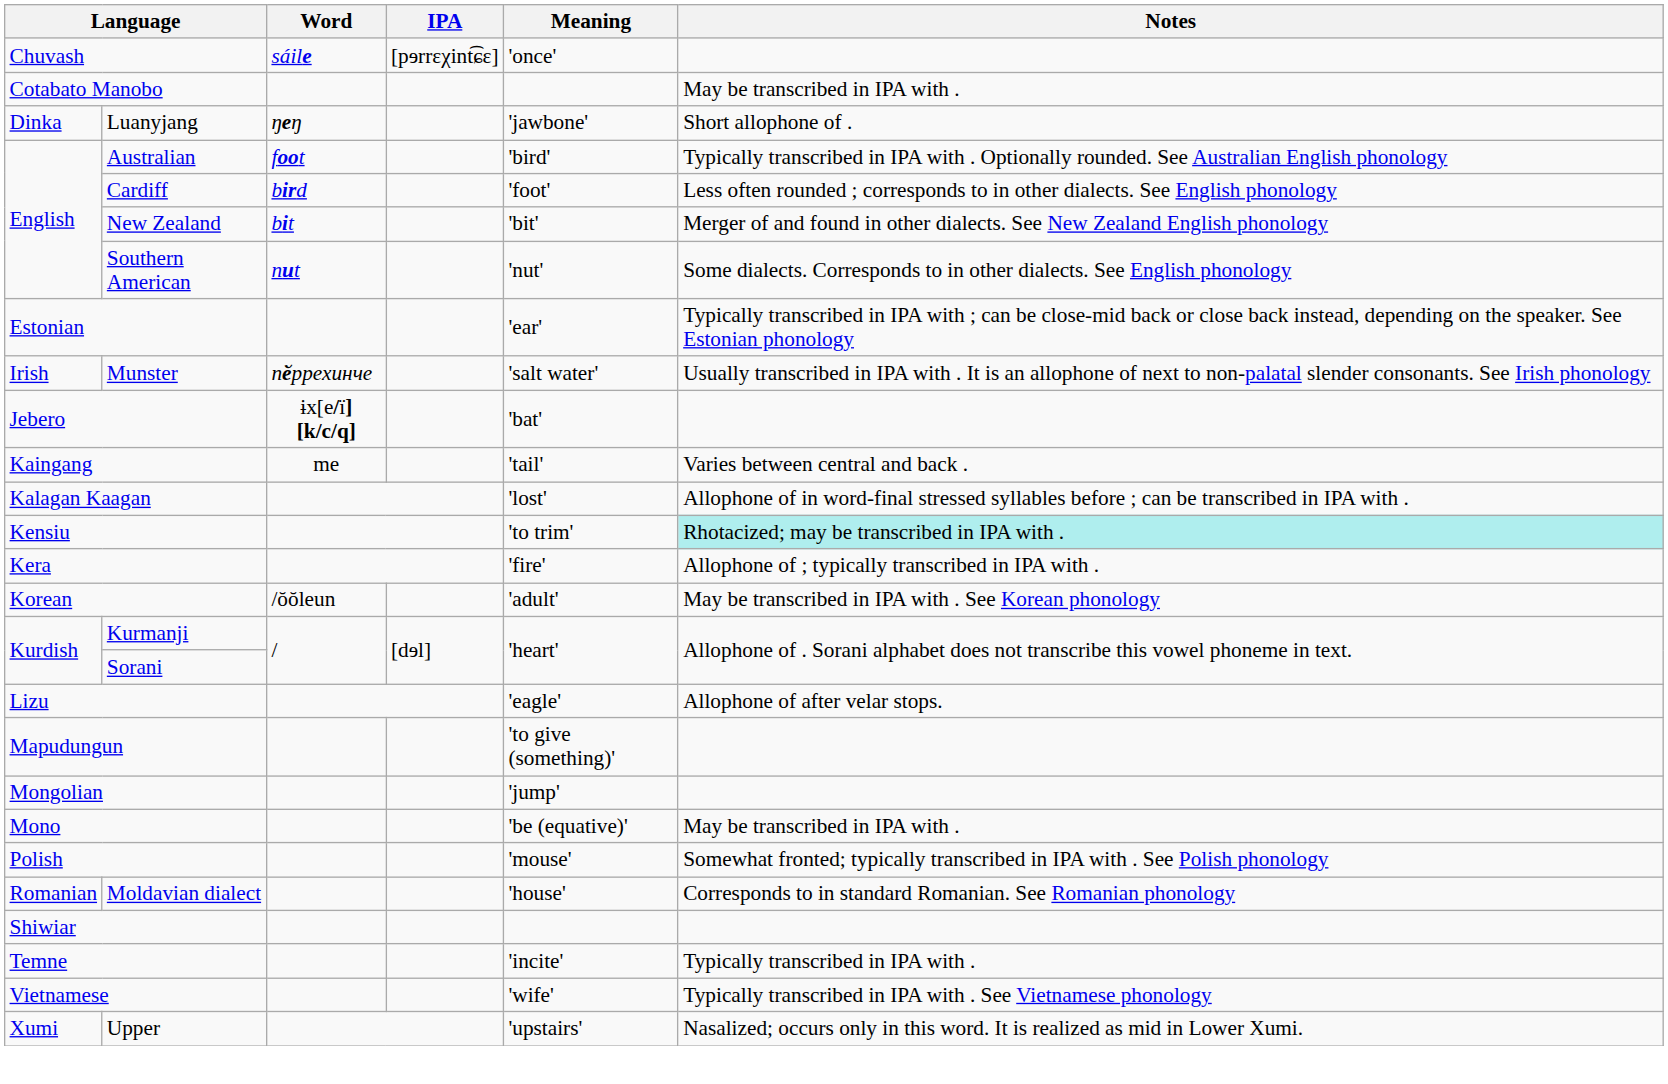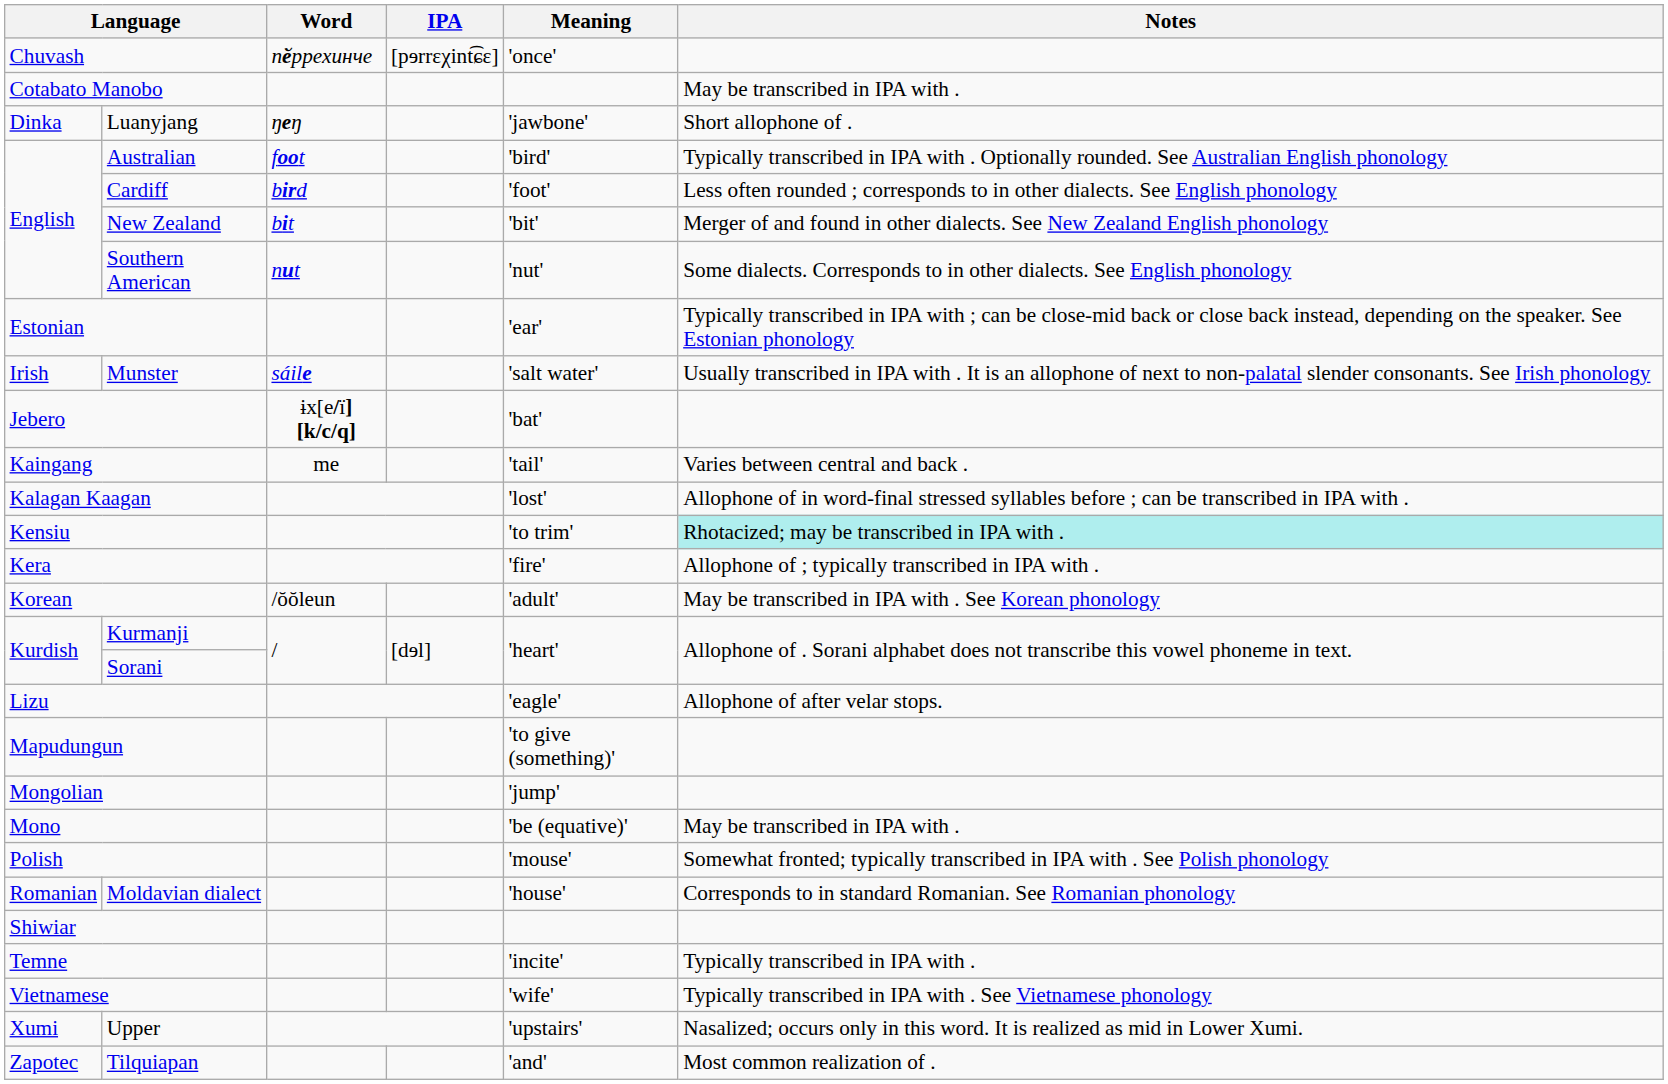(292, 55) sáile -> (322, 55) пӗррехинче
(322, 372) пӗррехинче -> (292, 372) sáile
+ row: (153, 1062)
